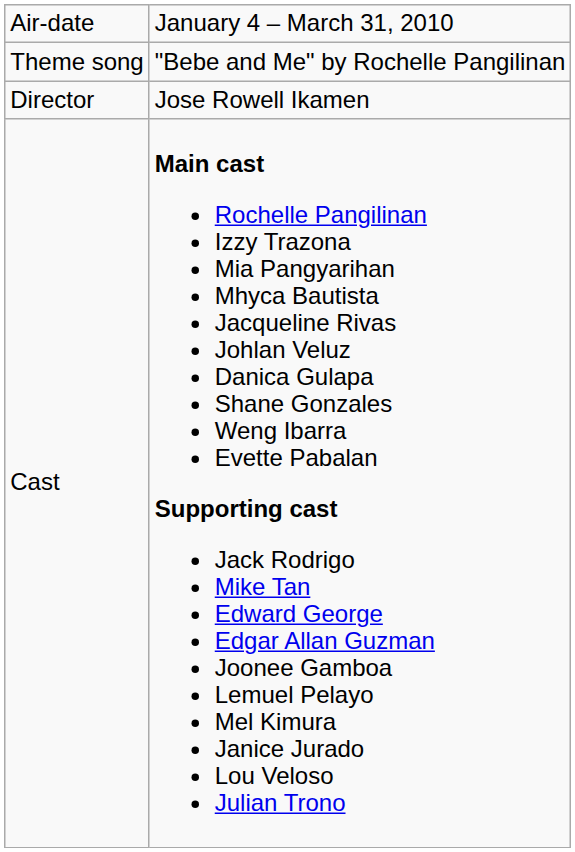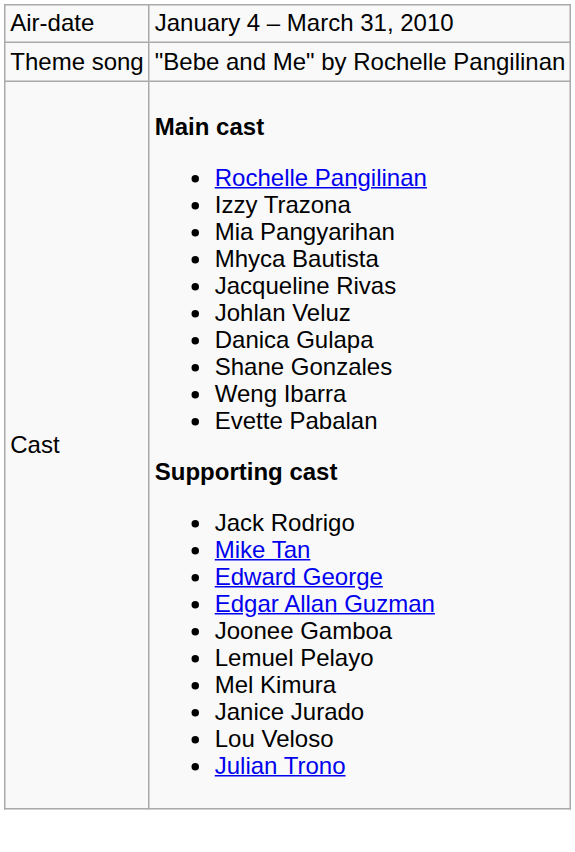- row: (52, 99)
